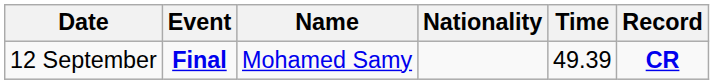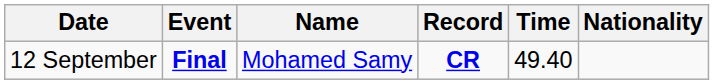columns swapped: (483, 23) <-> (663, 23)
(582, 60) 49.39 -> (543, 60) 49.40
